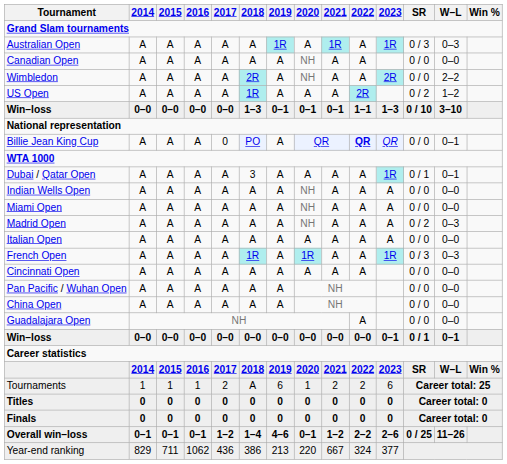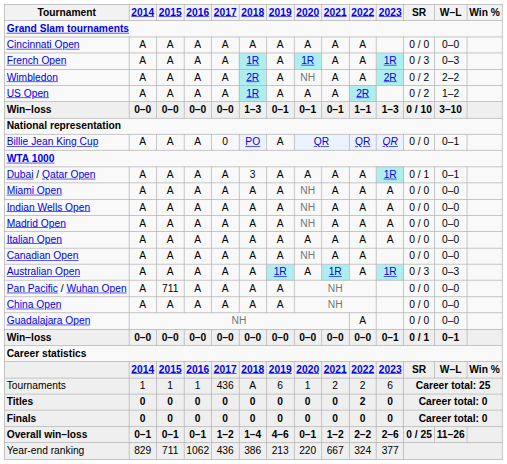rows swapped: (43, 45) <-> (43, 272)
rows swapped: (37, 256) <-> (43, 61)
(419, 77) 0 / 0 -> (419, 77) 0 / 2
(363, 142) bold -> (363, 142) normal
rows swapped: (48, 191) <-> (34, 207)
(419, 223) 0 / 2 -> (419, 223) 0 / 0
(451, 223) 0–3 -> (451, 223) 0–0
(170, 288) A -> (170, 288) 711
(225, 386) 2 -> (225, 386) 436
(363, 402) 0 -> (363, 402) 2
